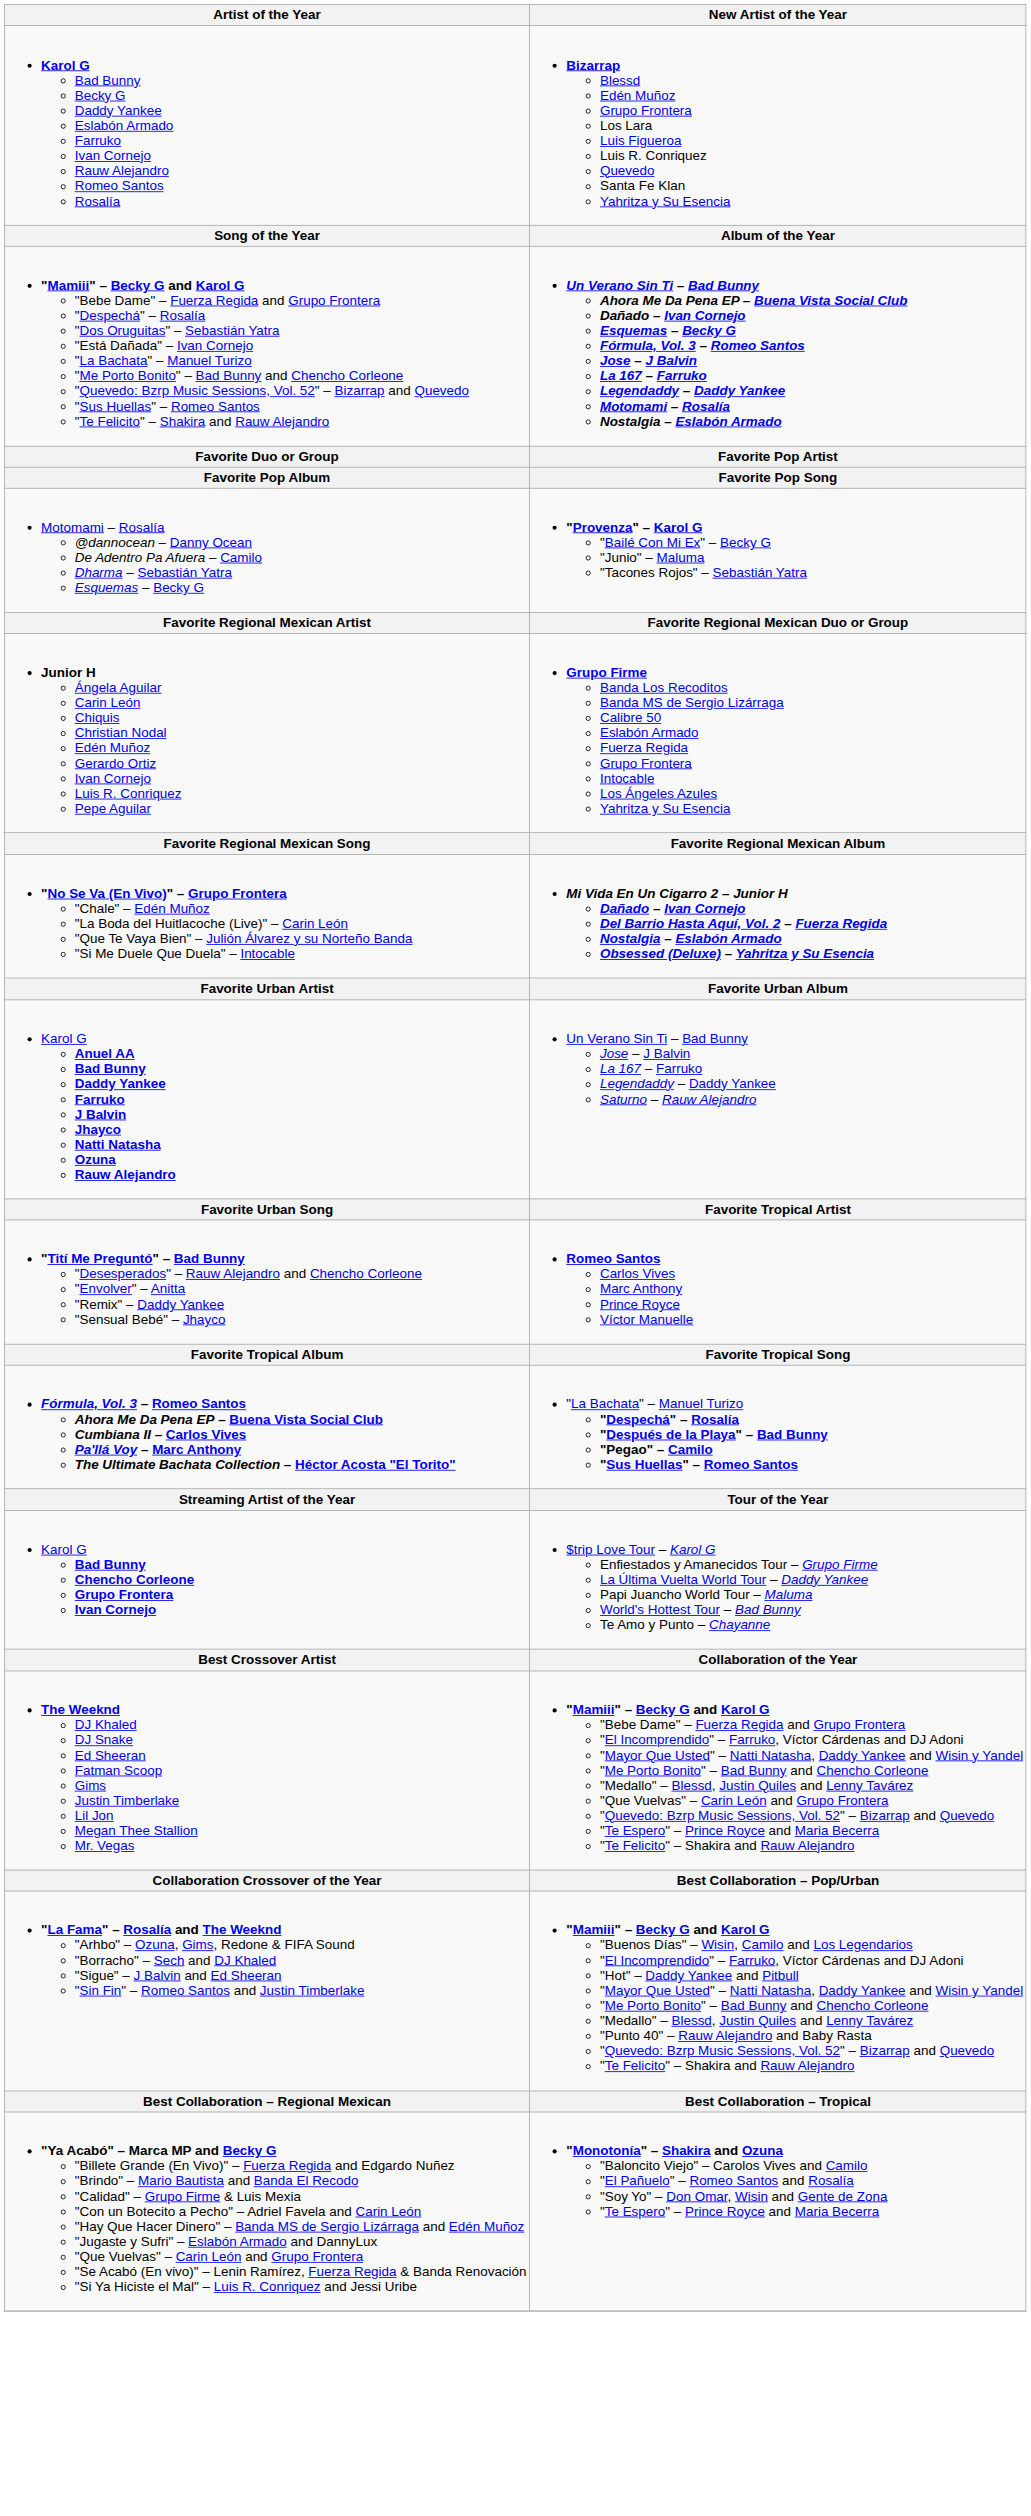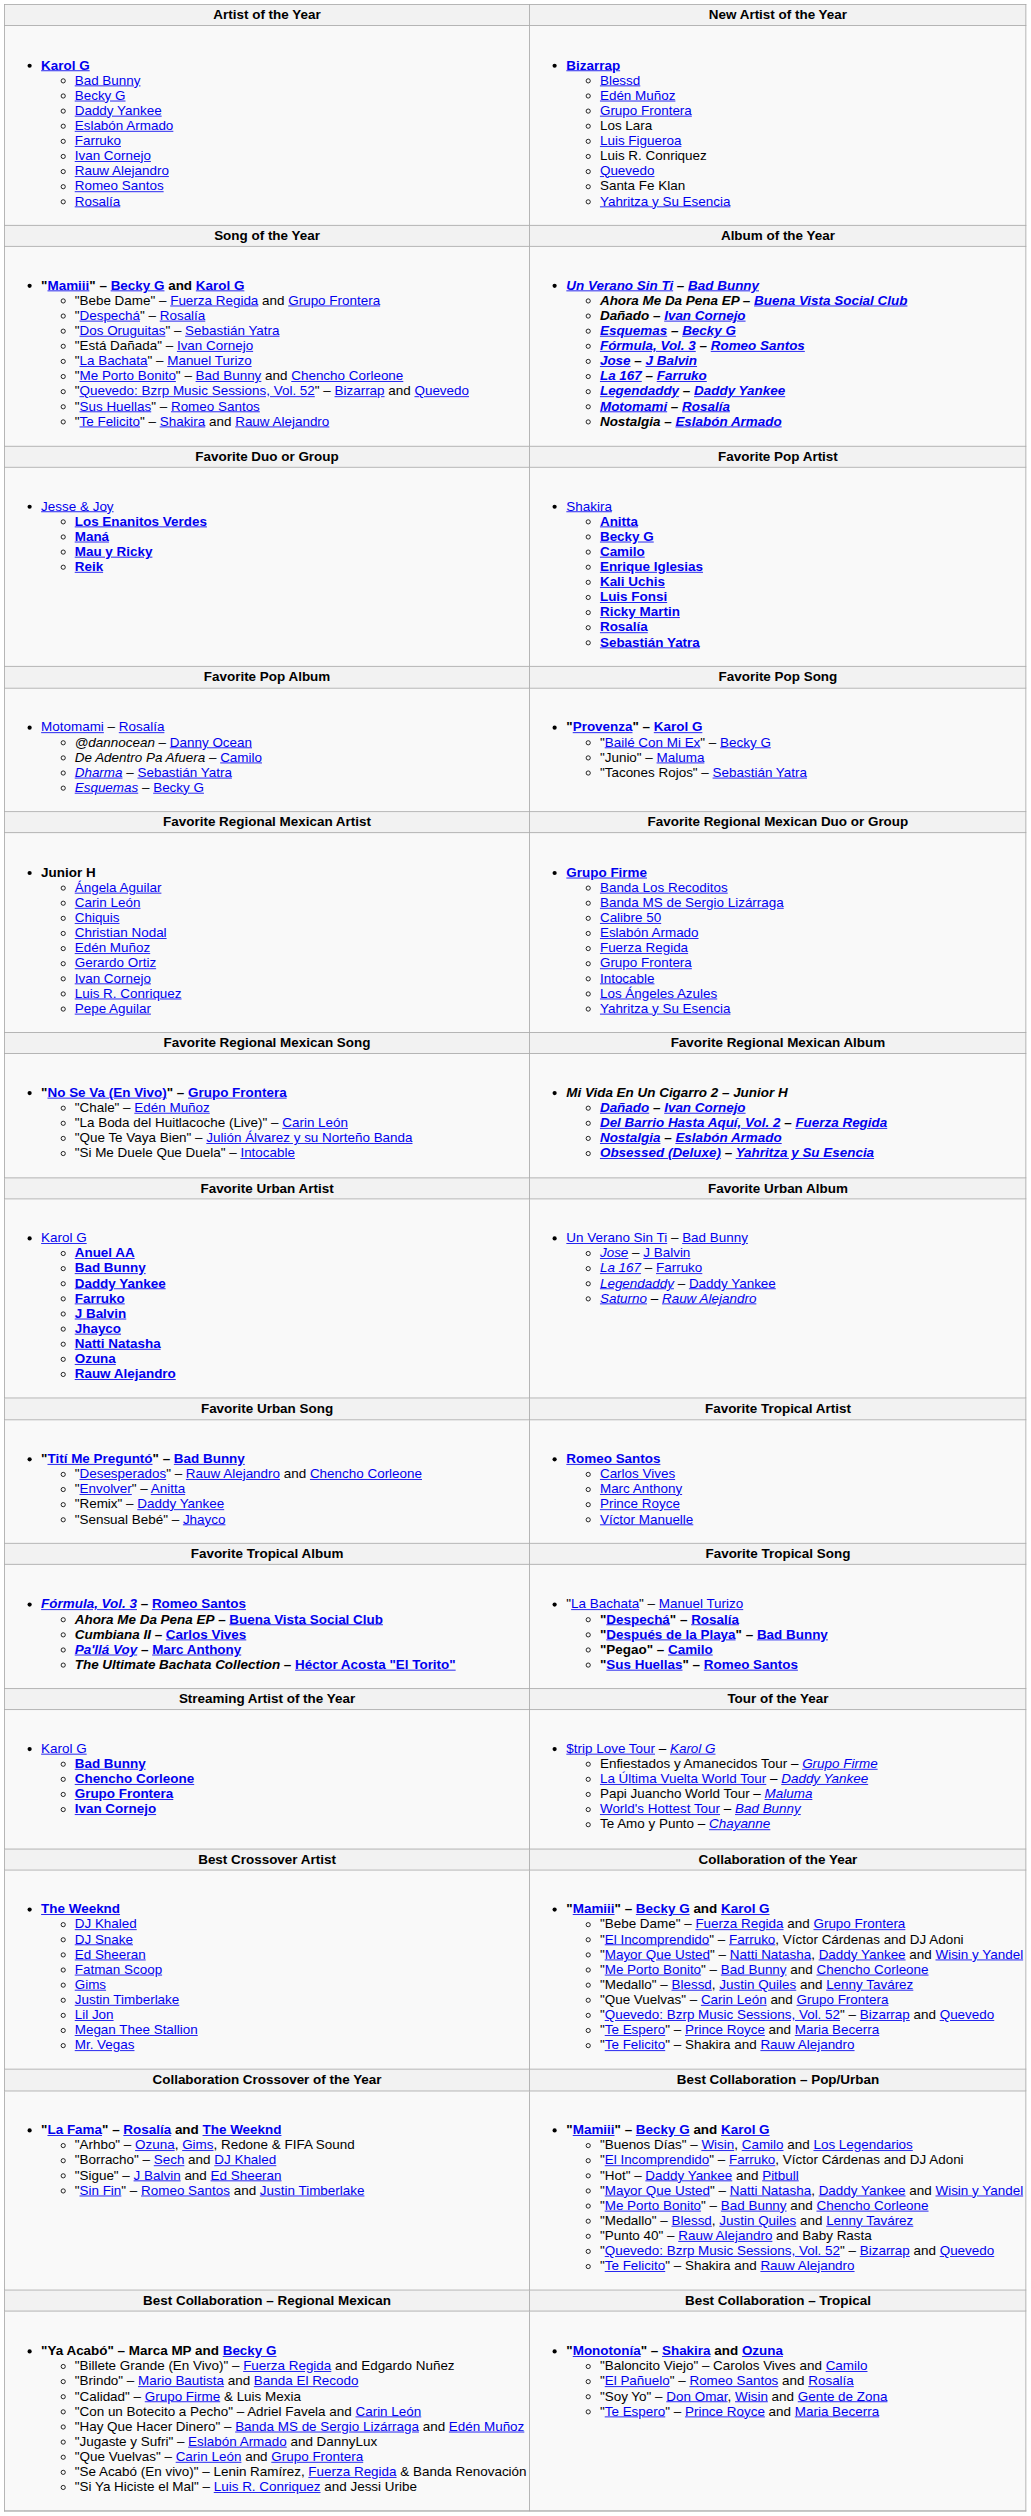+ row: (267, 537)
